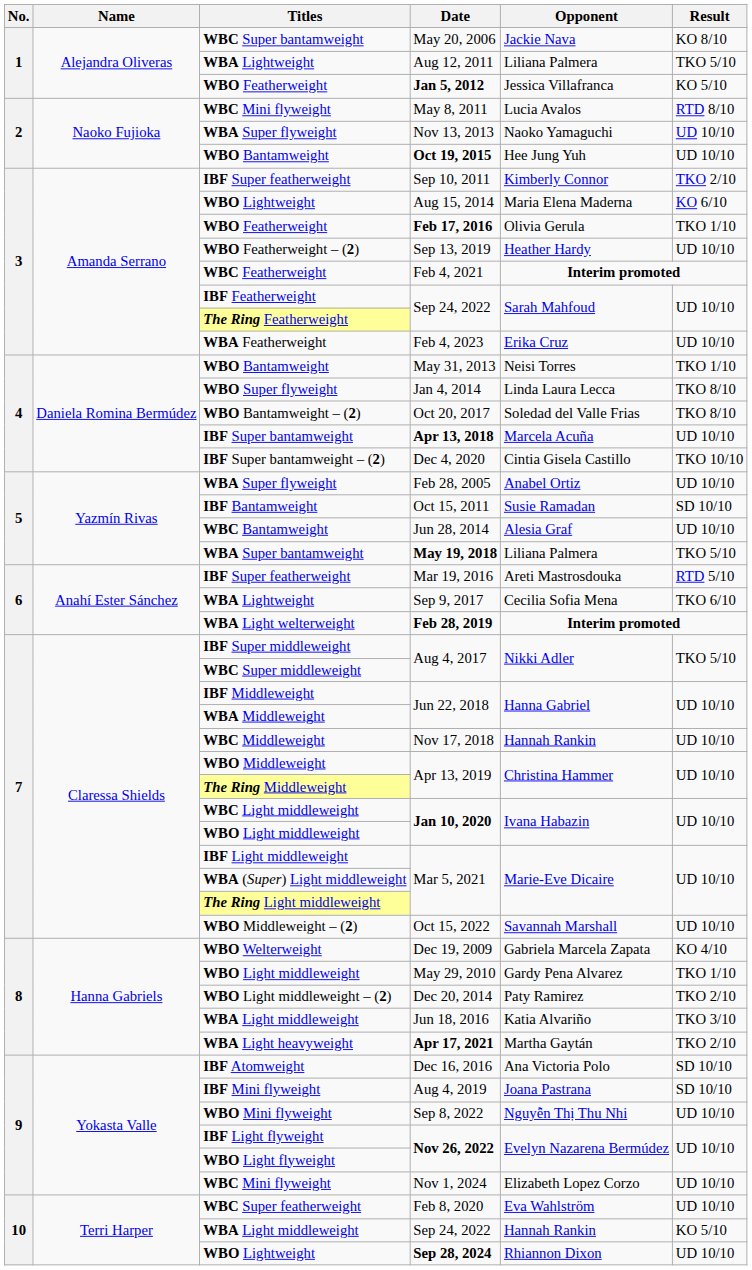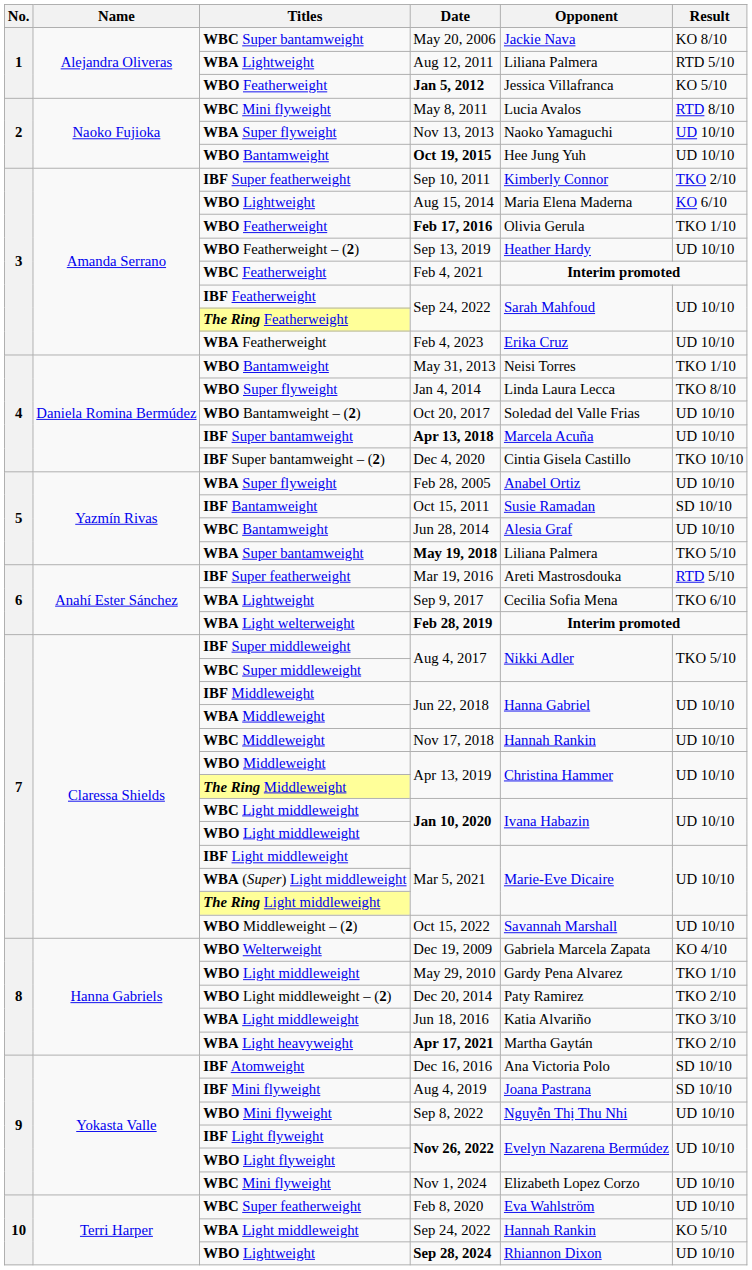(706, 62) TKO 5/10 -> (705, 62) RTD 5/10
(706, 413) TKO 8/10 -> (705, 413) UD 10/10
